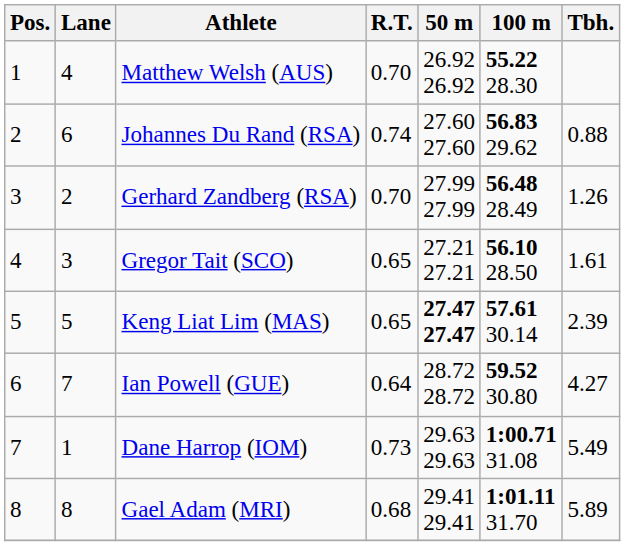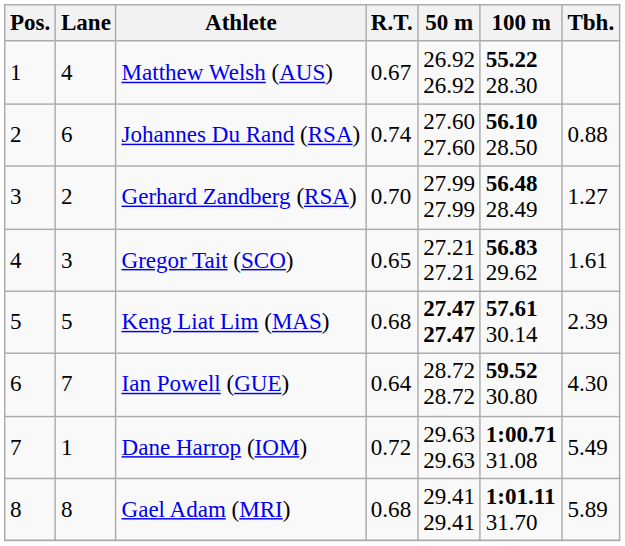(391, 72) 0.70 -> (391, 72) 0.67
(512, 134) 56.83 29.62 -> (512, 134) 56.10 28.50
(588, 197) 1.26 -> (588, 197) 1.27
(512, 259) 56.10 28.50 -> (512, 259) 56.83 29.62
(391, 322) 0.65 -> (391, 322) 0.68
(588, 384) 4.27 -> (588, 384) 4.30
(391, 447) 0.73 -> (391, 447) 0.72
